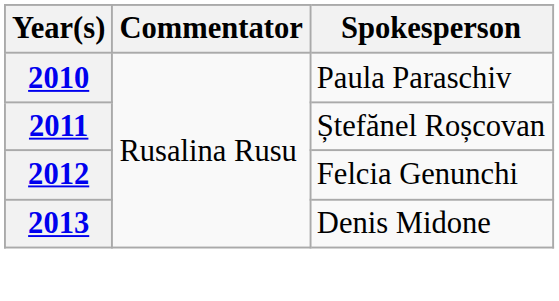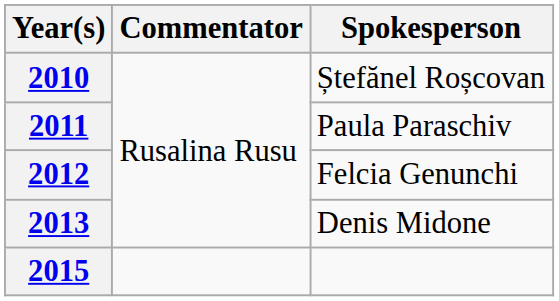(414, 77) Paula Paraschiv -> (431, 77) Ștefănel Roșcovan
(431, 125) Ștefănel Roșcovan -> (414, 125) Paula Paraschiv
+ row: (59, 271)
